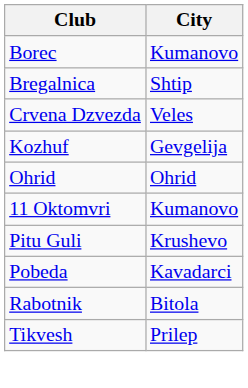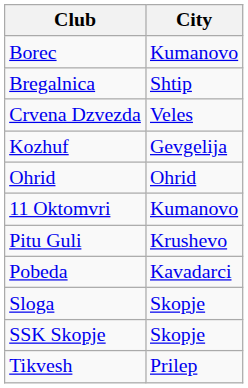- row: (46, 303)
+ row: (32, 303)
+ row: (57, 334)
